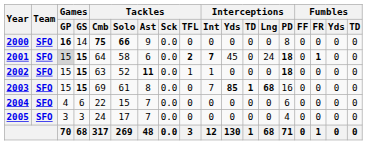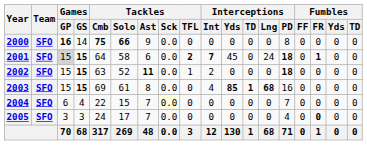(211, 72) 1 -> (211, 72) 2
(211, 87) 7 -> (211, 87) 4
(66, 102) 4 -> (66, 102) 6
(82, 102) 6 -> (82, 102) 4
(169, 102) no background -> (169, 102) lightyellow background
(287, 102) 6 -> (287, 102) 7
(318, 117) normal -> (318, 117) bold
